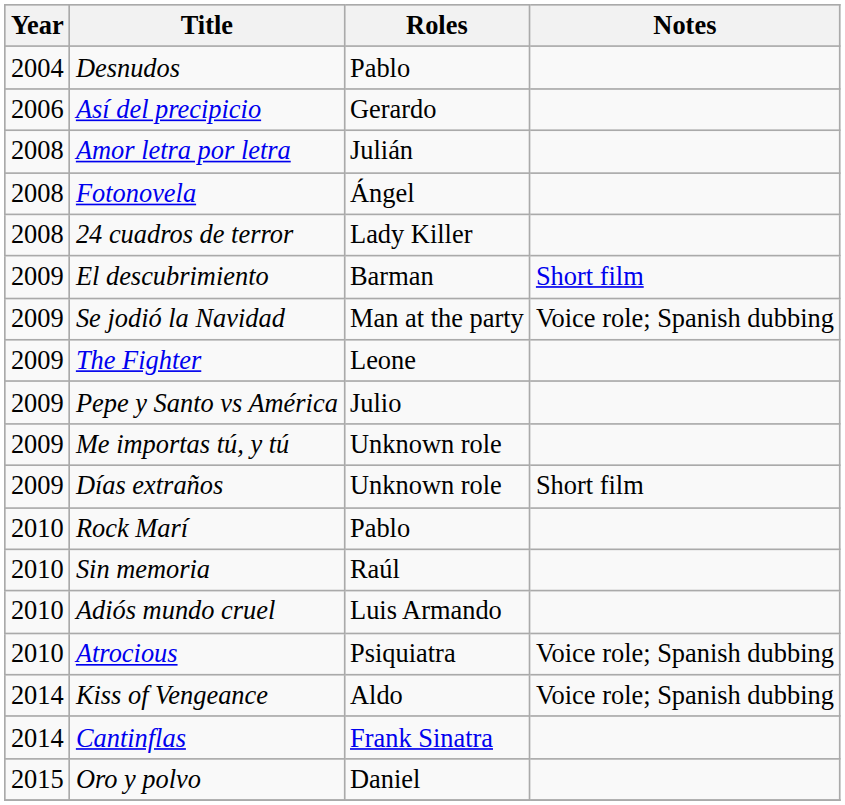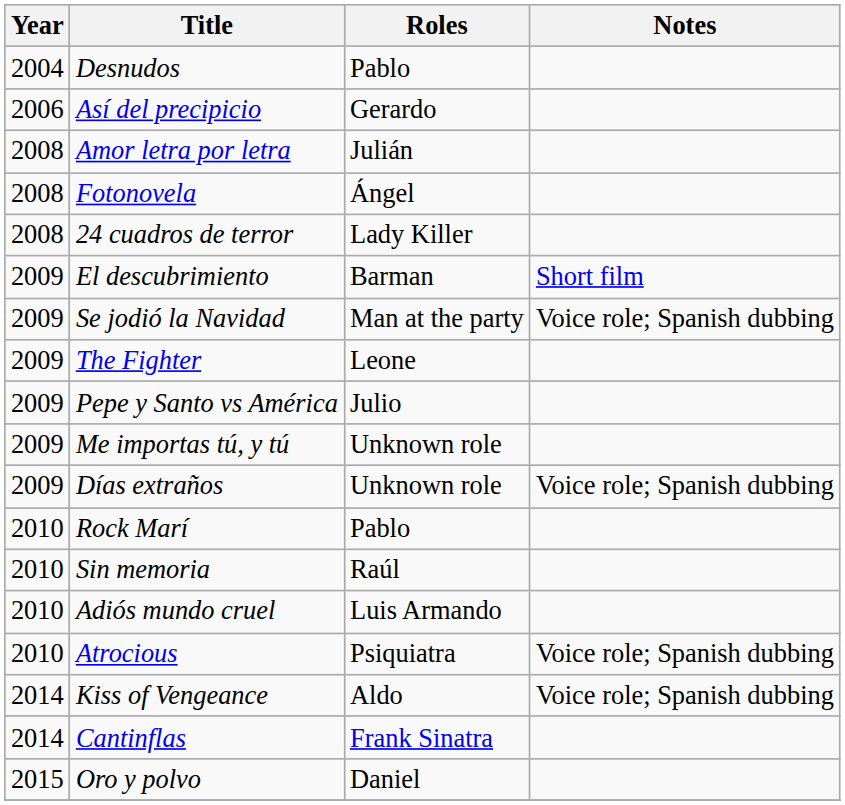(590, 485) Short film -> (685, 485) Voice role; Spanish dubbing
